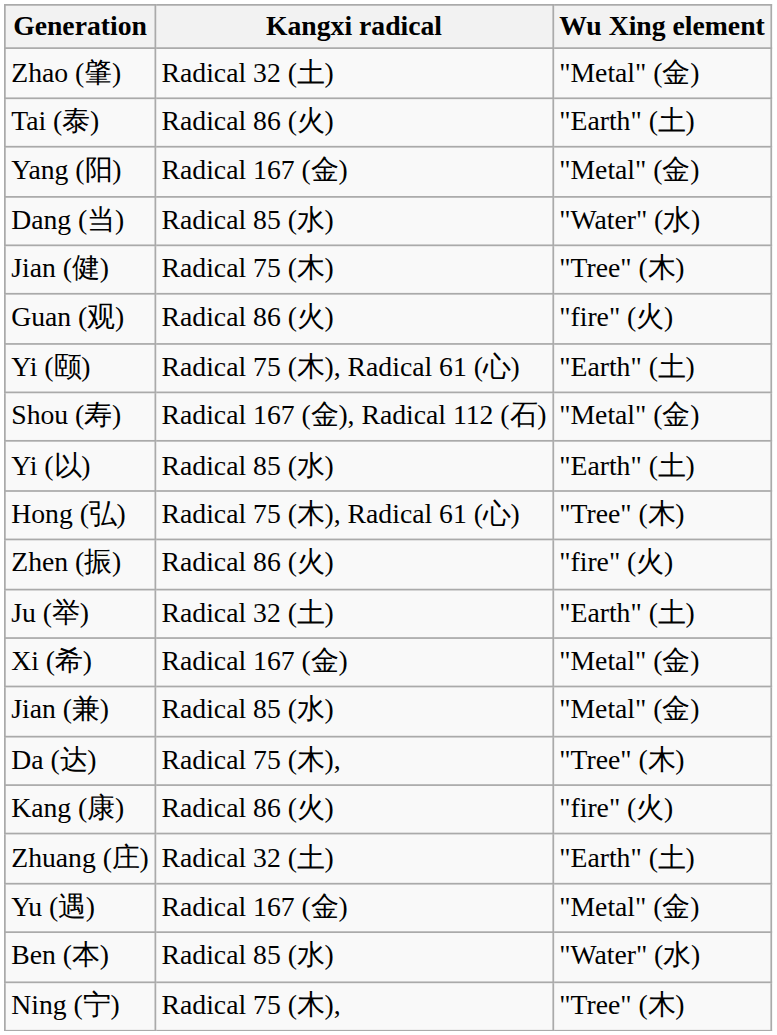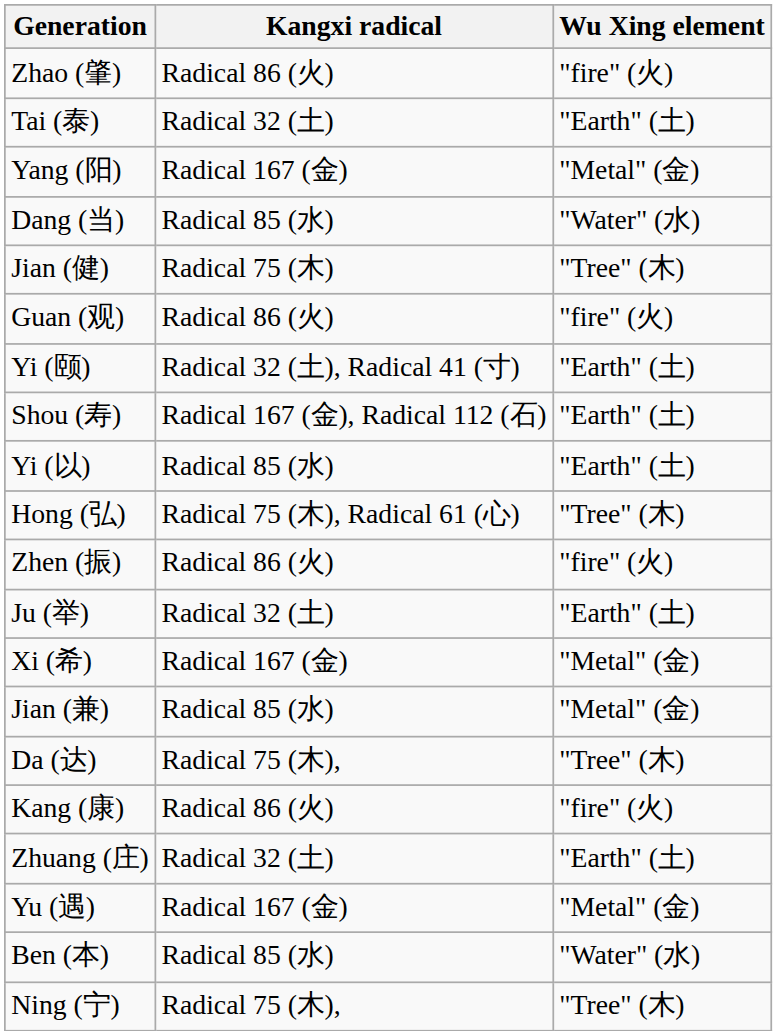(248, 72) Radical 32 (土) -> (248, 72) Radical 86 (火)
(629, 72) "Metal" (金) -> (616, 72) "fire" (火)
(248, 121) Radical 86 (火) -> (248, 121) Radical 32 (土)
(341, 366) Radical 75 (木), Radical 61 (心) -> (341, 366) Radical 32 (土), Radical 41 (寸)
(629, 415) "Metal" (金) -> (627, 415) "Earth" (土)
